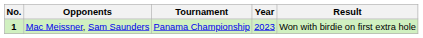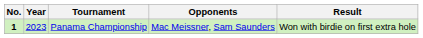columns swapped: (265, 12) <-> (87, 12)
